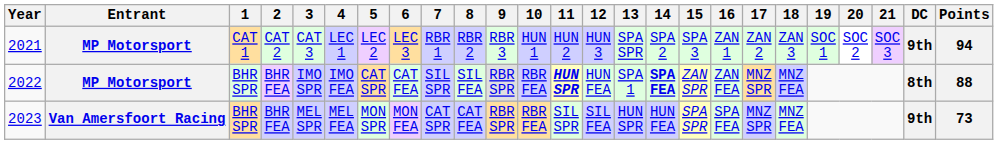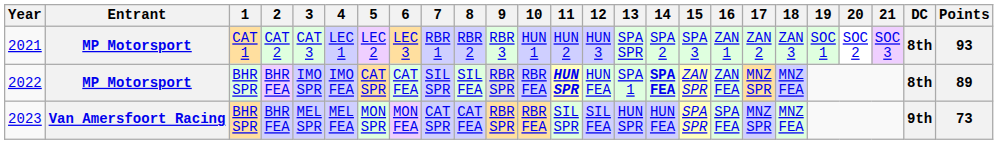(920, 45) 9th -> (920, 45) 8th
(964, 45) 94 -> (964, 45) 93
(964, 83) 88 -> (964, 83) 89
